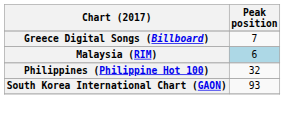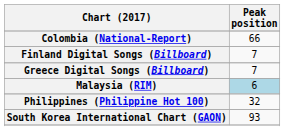+ row: (117, 39)
+ row: (117, 55)
